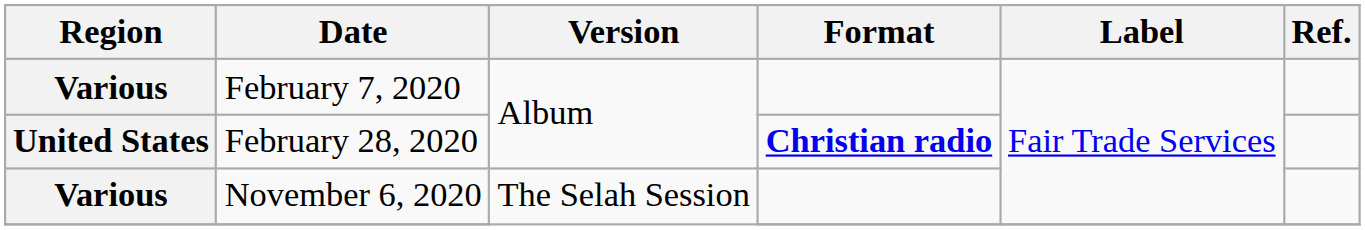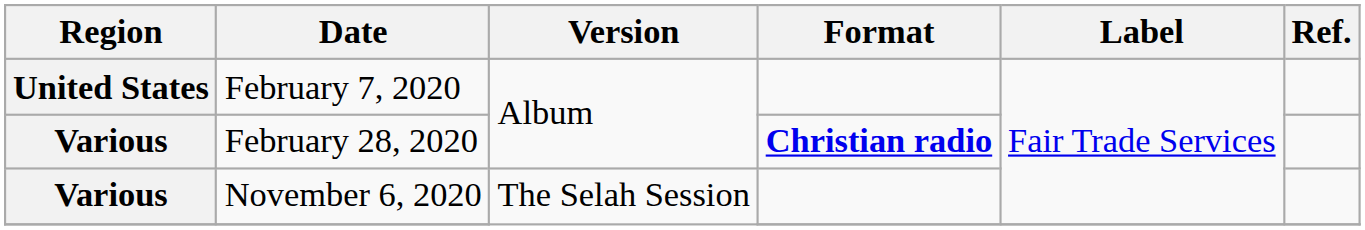(111, 86) Various -> (111, 86) United States
(111, 140) United States -> (111, 140) Various
